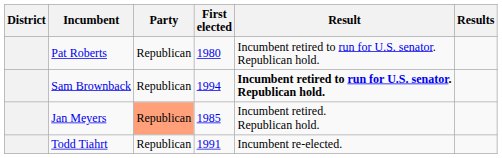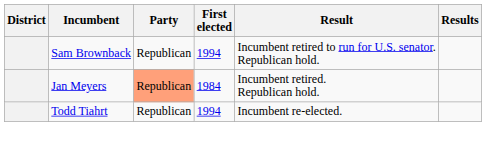- row: (79, 53)
(344, 85) bold -> (337, 53) normal
(209, 118) 1985 -> (209, 85) 1984
(209, 144) 1991 -> (209, 111) 1994
